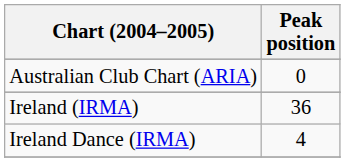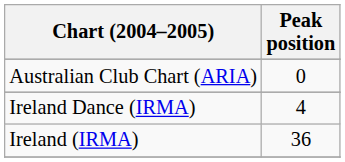rows swapped: (74, 107) <-> (102, 140)
